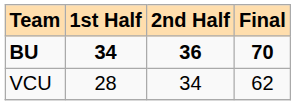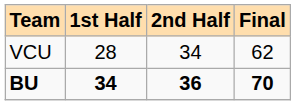rows swapped: (31, 83) <-> (24, 52)
